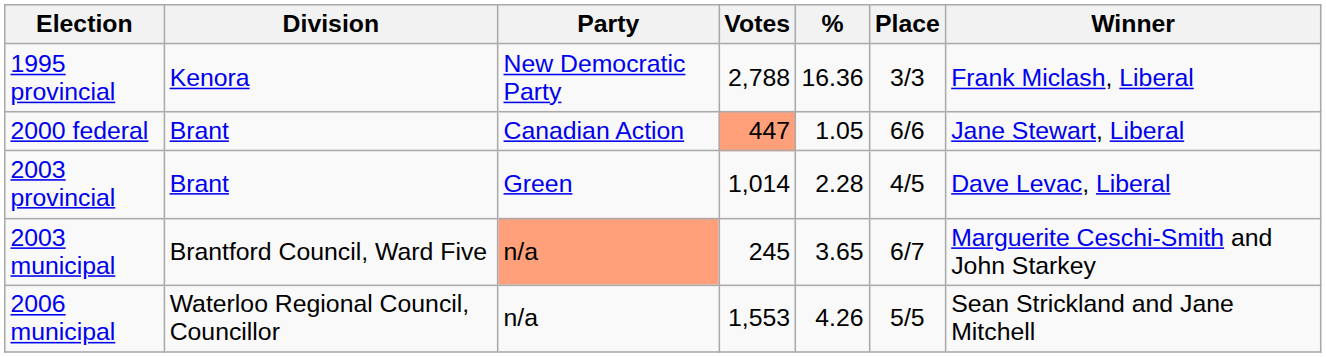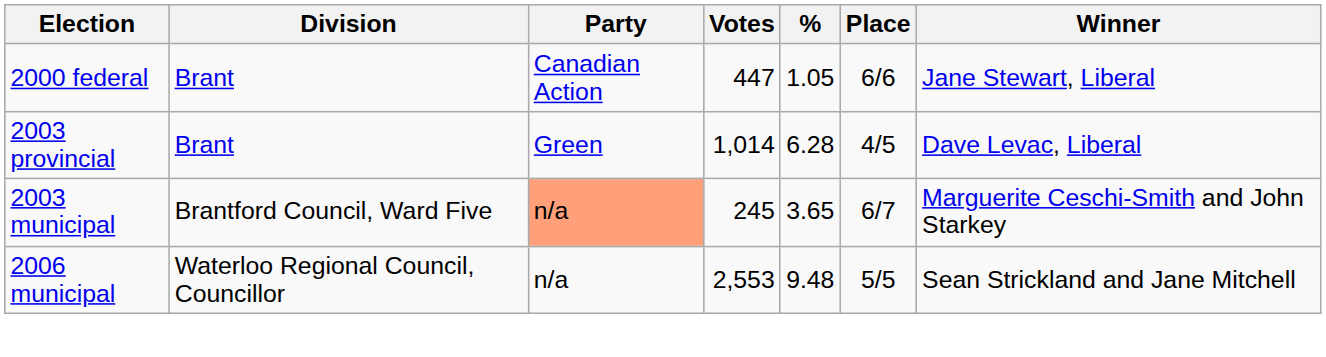- row: (63, 77)
(769, 130) lightsalmon background -> (754, 77) no background
(839, 184) 2.28 -> (810, 144) 6.28
(759, 318) 1,553 -> (744, 279) 2,553
(839, 318) 4.26 -> (810, 279) 9.48
